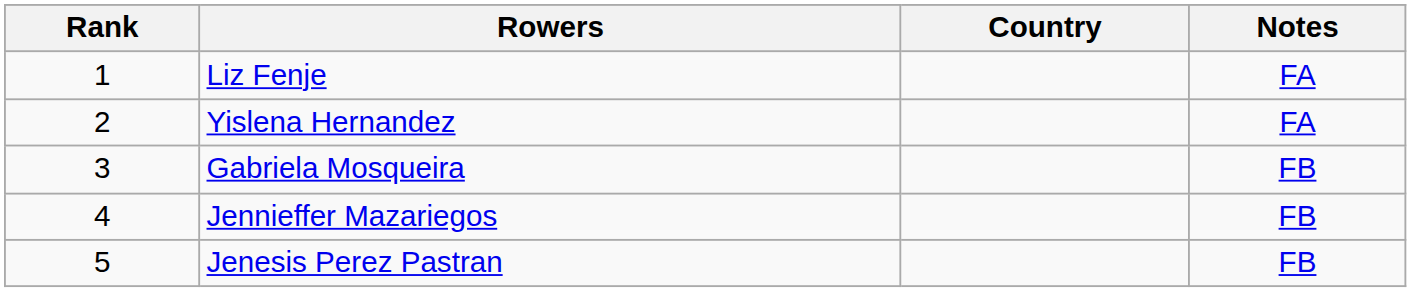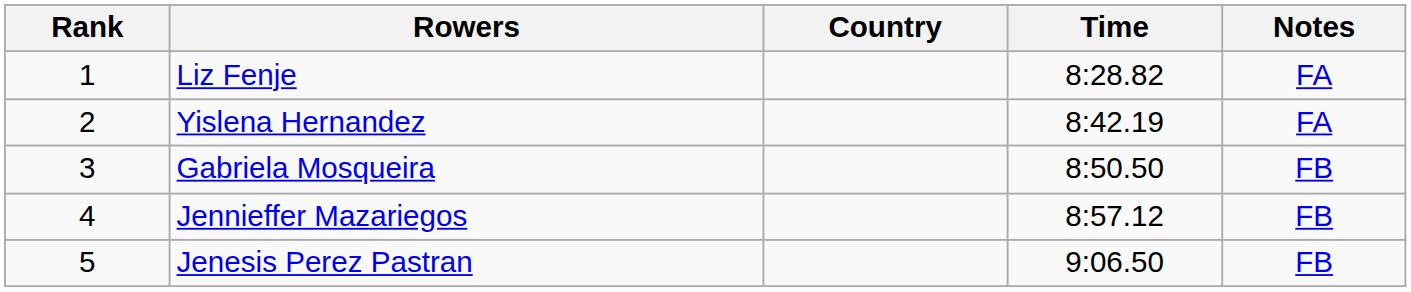+ column: (1115, 27)
